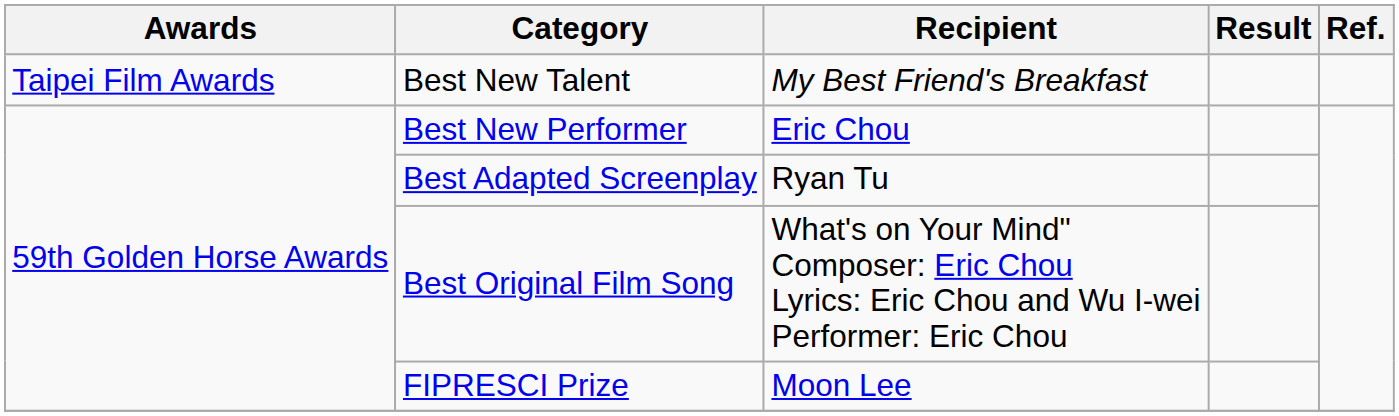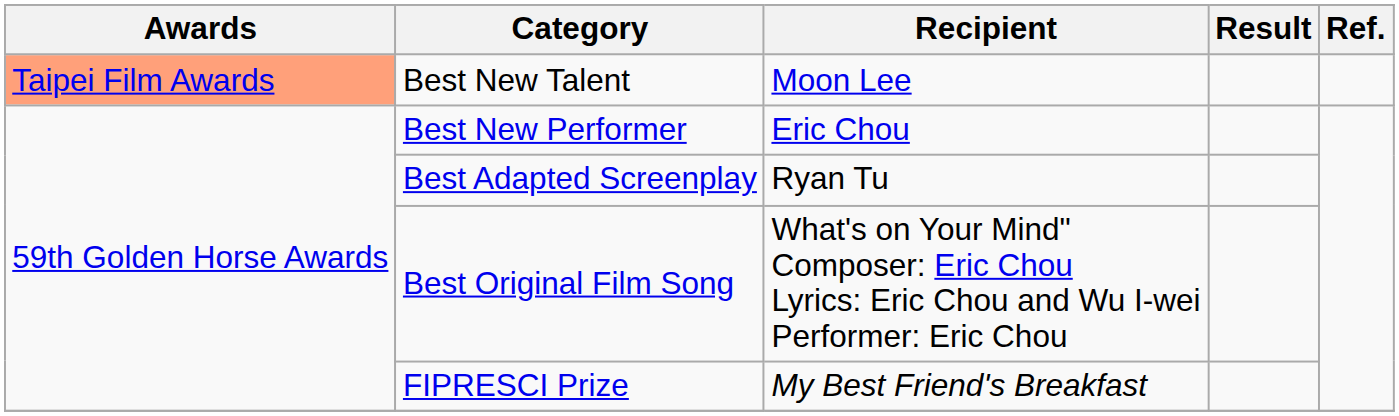(143, 79) no background -> (143, 79) lightsalmon background
(959, 79) My Best Friend's Breakfast -> (842, 79) Moon Lee
(842, 385) Moon Lee -> (959, 385) My Best Friend's Breakfast
